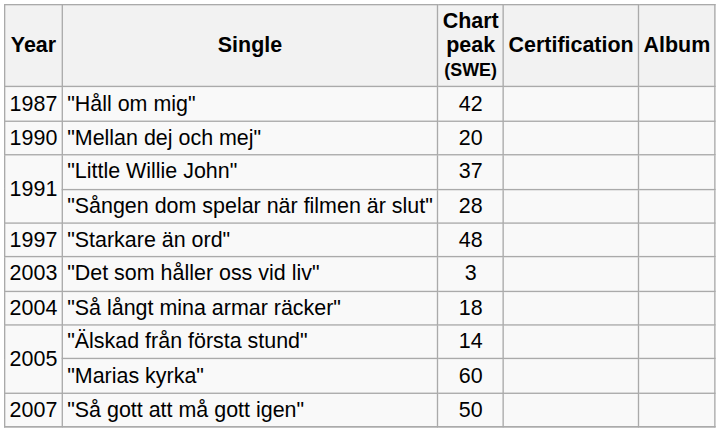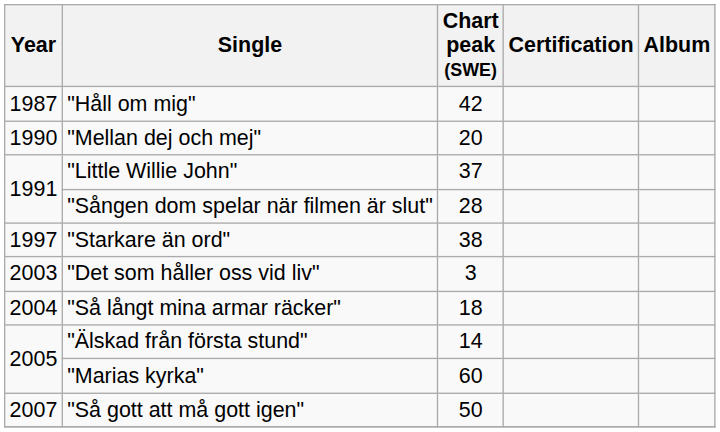(471, 239) 48 -> (471, 239) 38
